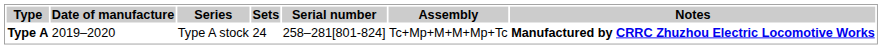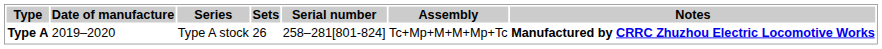(259, 32) 24 -> (259, 32) 26
